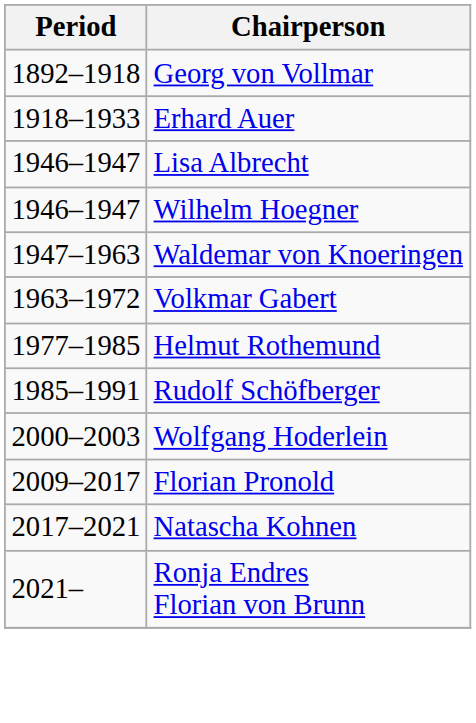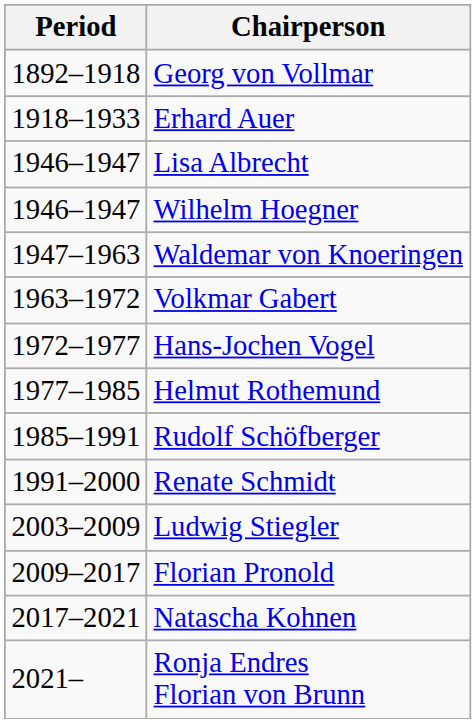+ row: (264, 345)
+ row: (245, 481)
- row: (271, 436)
+ row: (246, 526)
